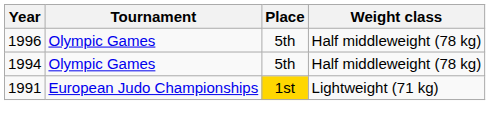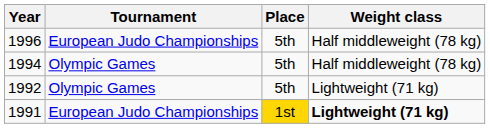(102, 40) Olympic Games -> (153, 40) European Judo Championships
+ row: (25, 88)
(375, 88) normal -> (380, 112) bold
